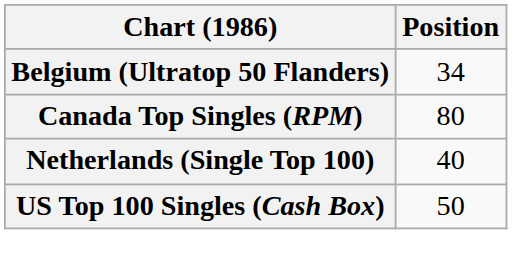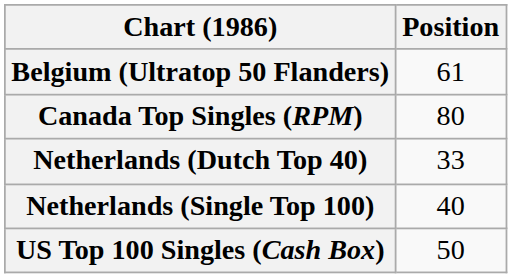(451, 71) 34 -> (451, 71) 61
+ row: (200, 160)
